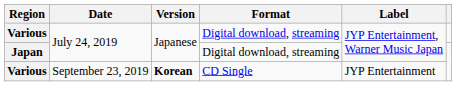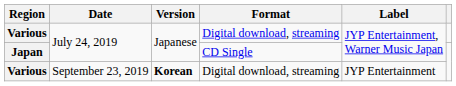(271, 52) Digital download, streaming -> (227, 52) CD Single
(227, 71) CD Single -> (271, 71) Digital download, streaming
